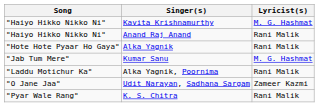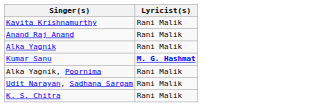- column: (63, 11)
(283, 23) M. G. Hashmat -> (159, 23) Rani Malik
(283, 59) normal -> (166, 59) bold
(281, 84) Zameer Kazmi -> (159, 84) Rani Malik
